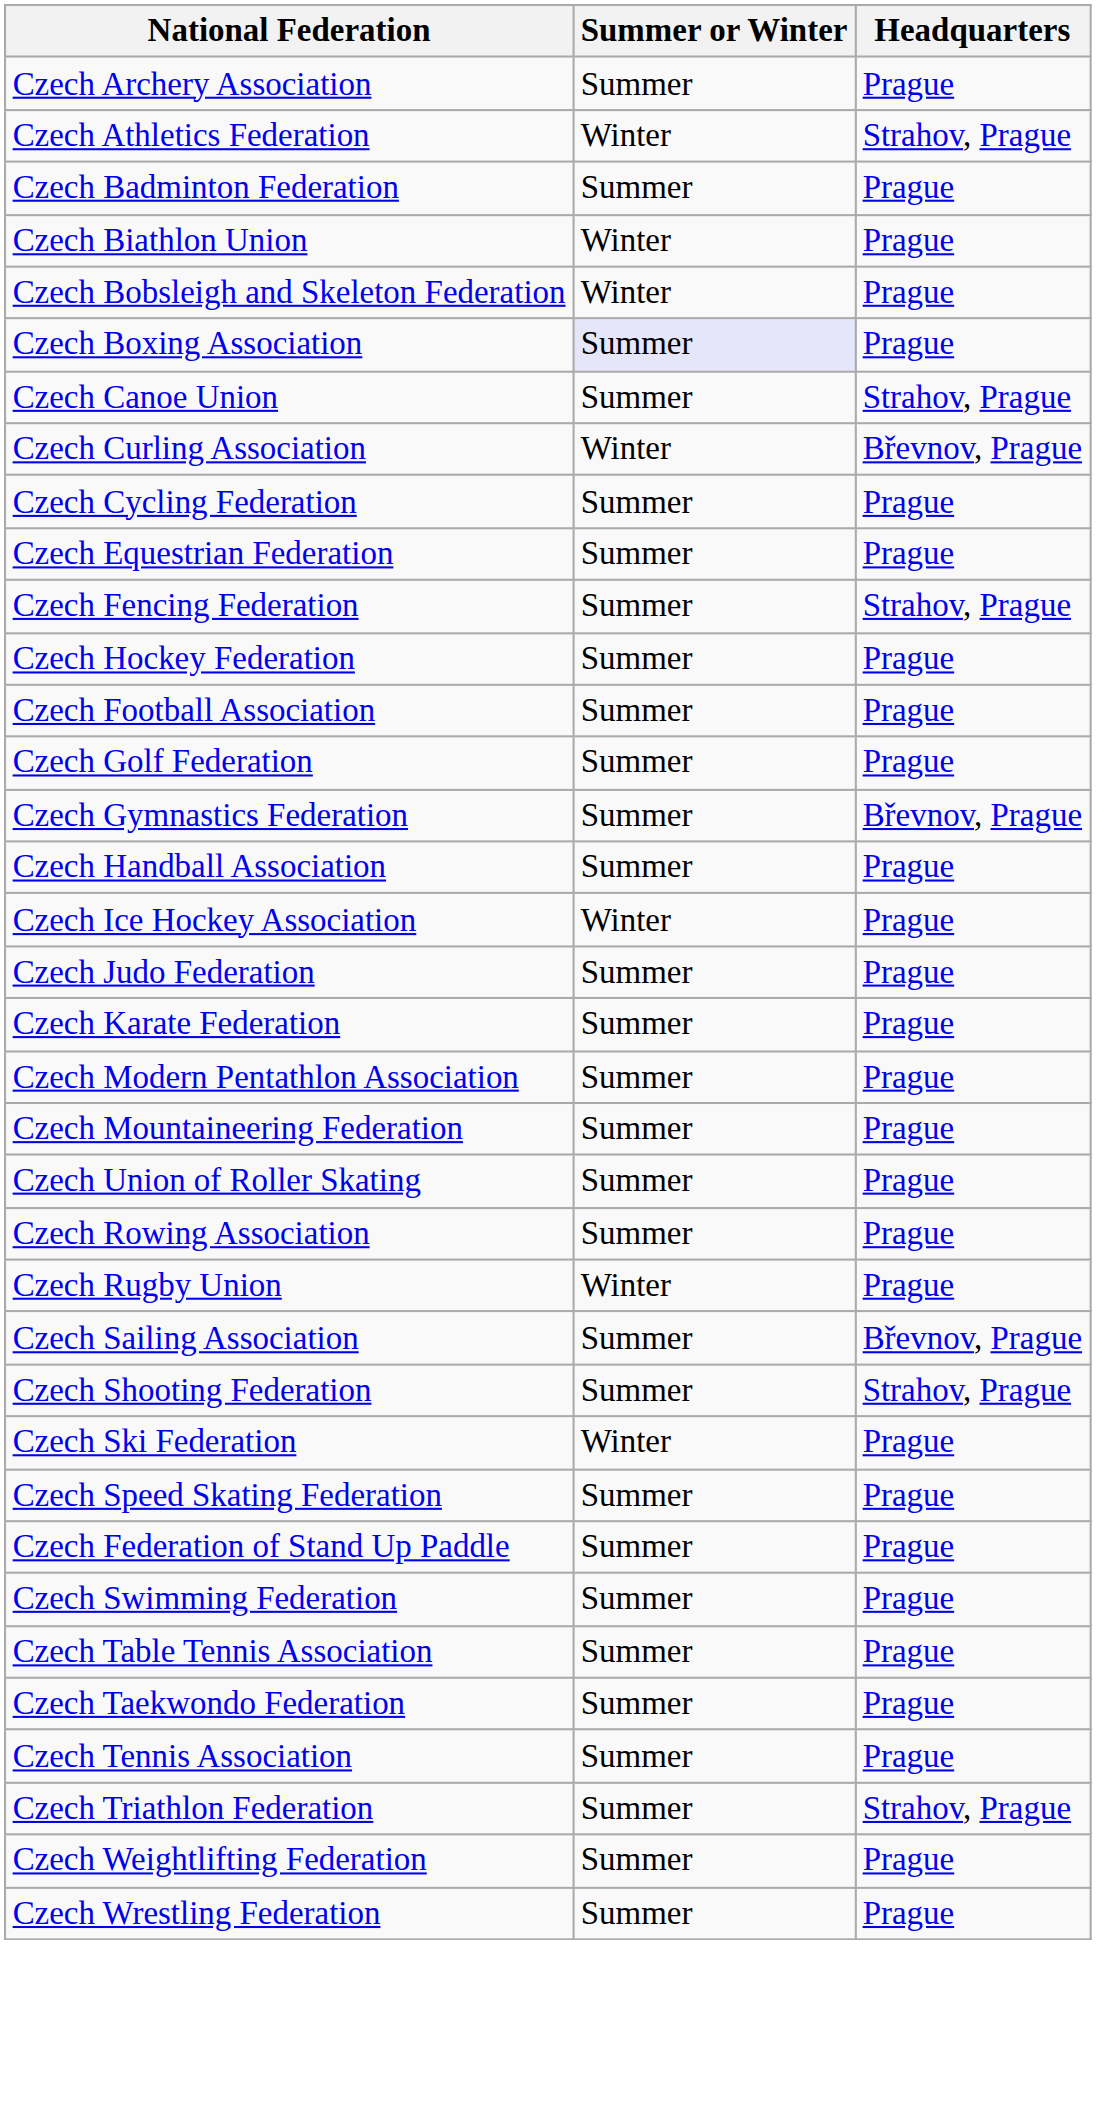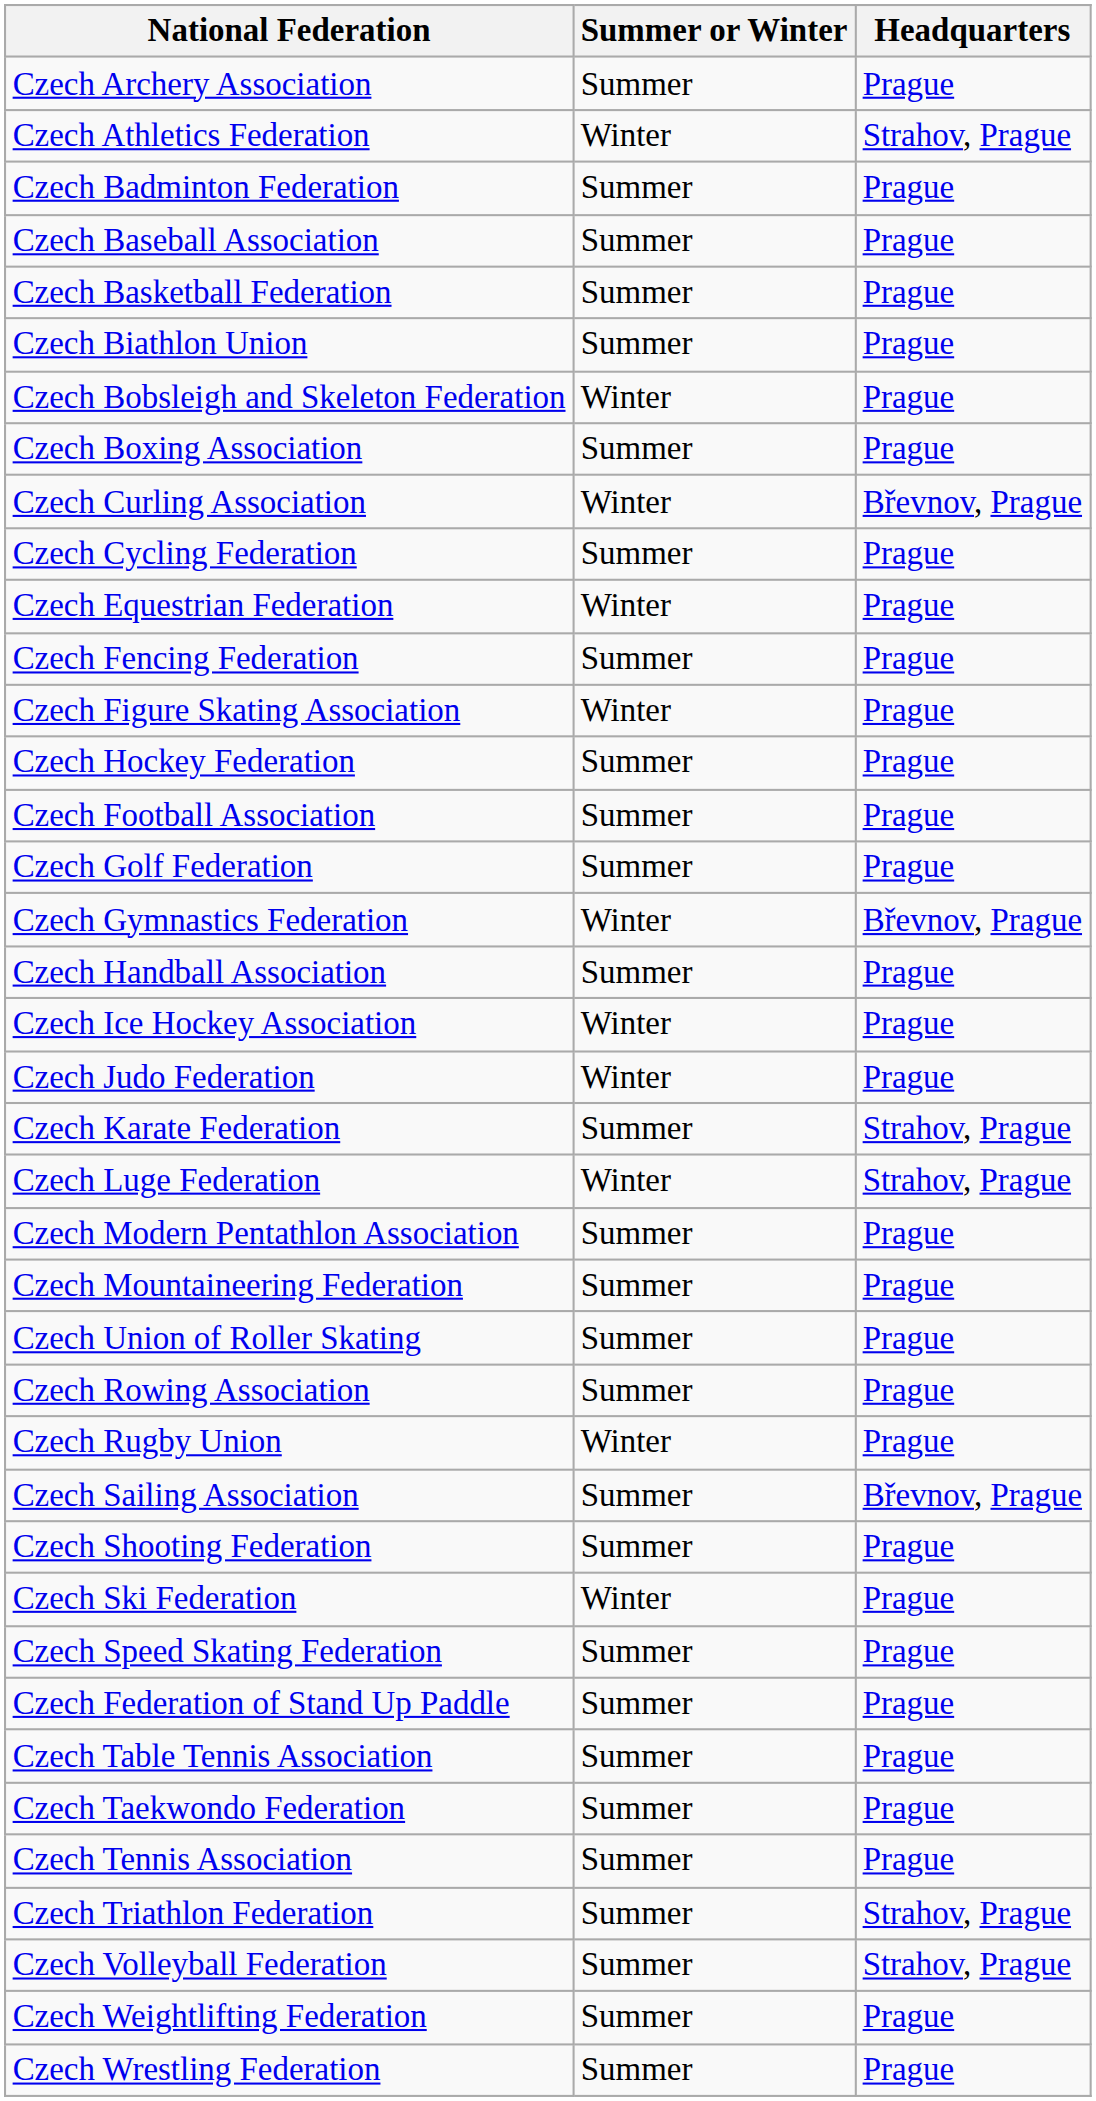+ row: (196, 239)
+ row: (202, 291)
(626, 239) Winter -> (637, 344) Summer
(637, 344) lavender background -> (637, 448) no background
- row: (145, 396)
(637, 553) Summer -> (626, 605) Winter
(967, 605) Strahov, Prague -> (908, 657) Prague
+ row: (236, 710)
(637, 814) Summer -> (626, 919) Winter
(637, 971) Summer -> (626, 1076) Winter
(908, 1023) Prague -> (967, 1128) Strahov, Prague
+ row: (166, 1180)
(967, 1389) Strahov, Prague -> (908, 1546) Prague
- row: (205, 1598)
+ row: (200, 1964)
